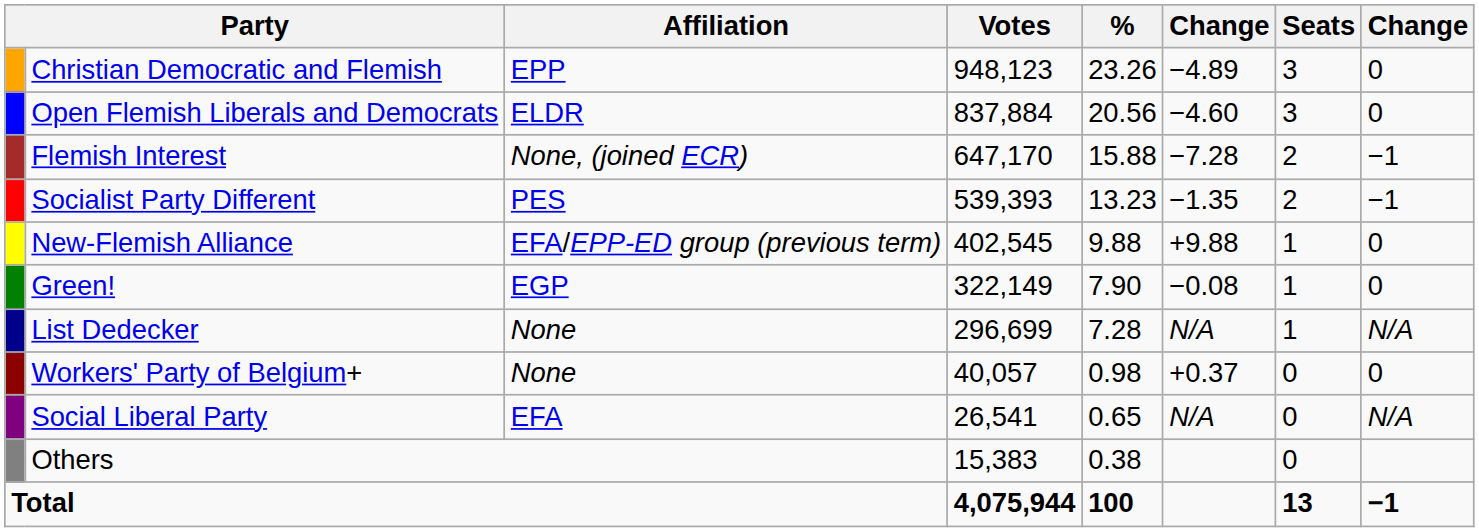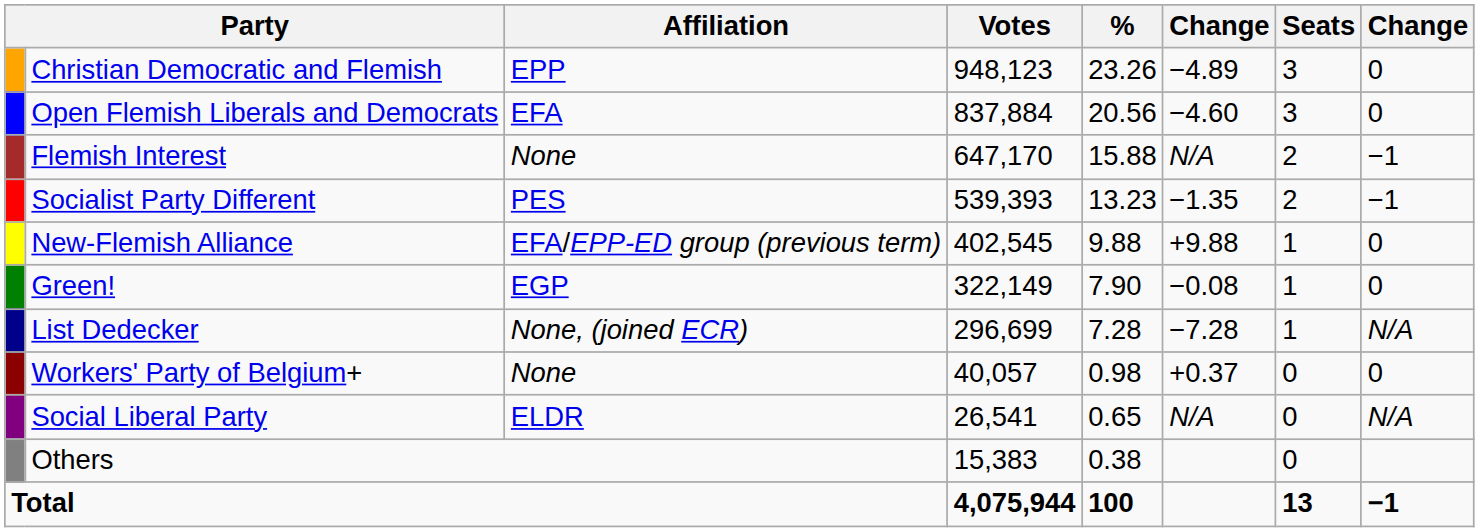(547, 112) ELDR -> (537, 112) EFA
(629, 156) None, (joined ECR) -> (544, 156) None
(1204, 156) −7.28 -> (1192, 156) N/A
(544, 329) None -> (629, 329) None, (joined ECR)
(1192, 329) N/A -> (1204, 329) −7.28
(537, 416) EFA -> (547, 416) ELDR
